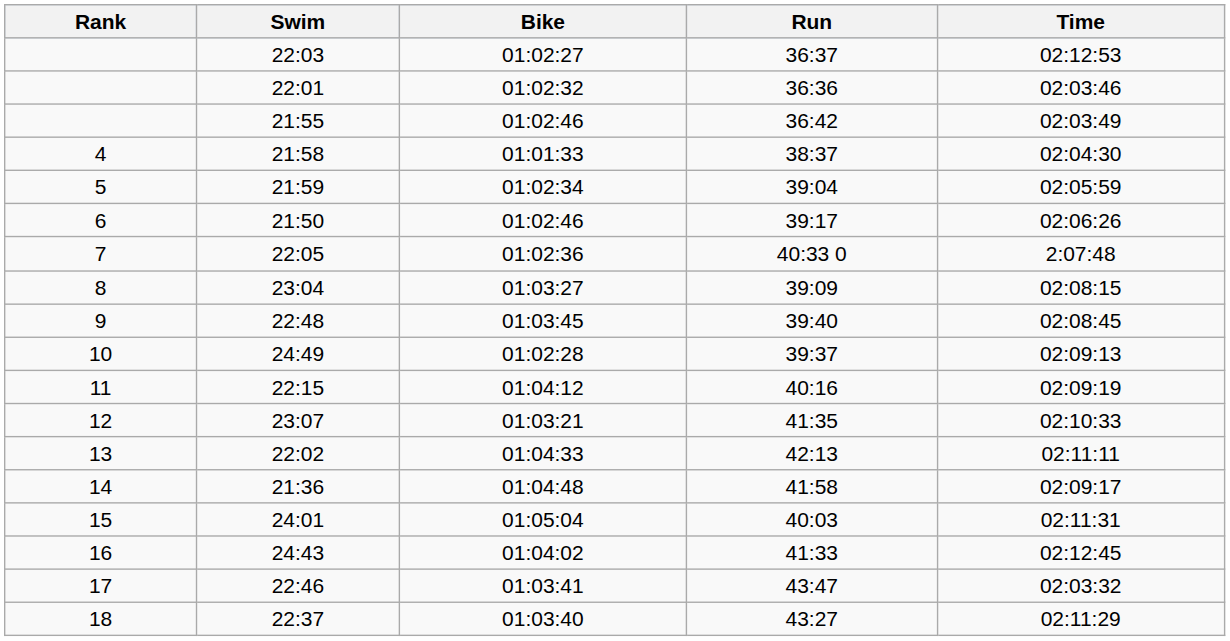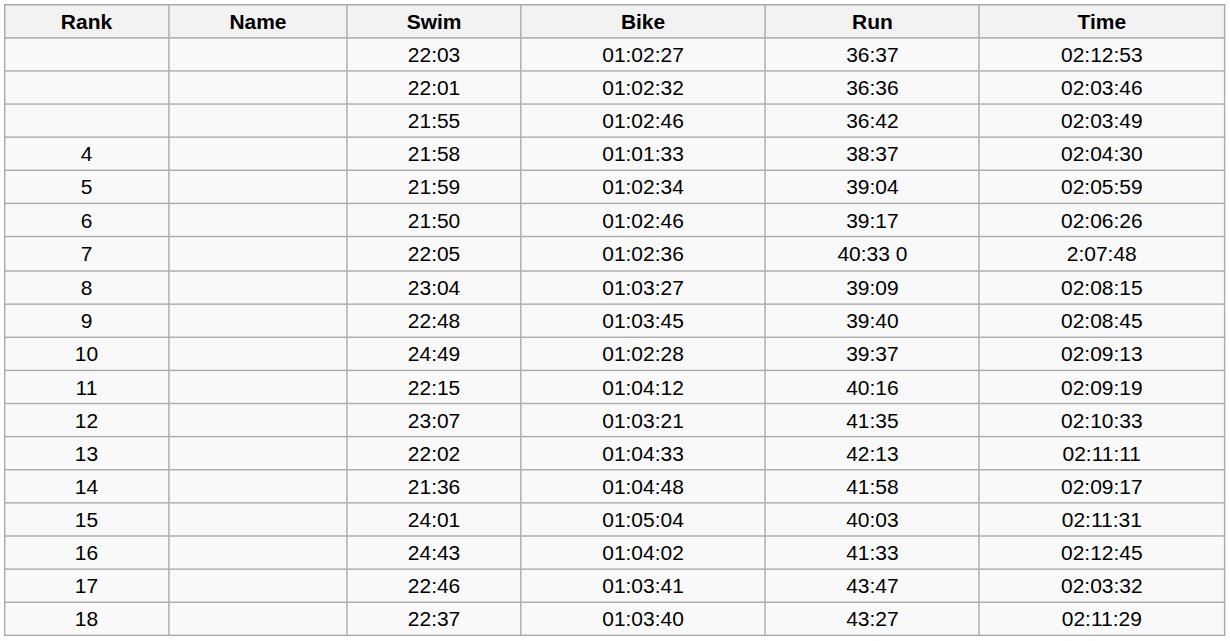+ column: (258, 21)
